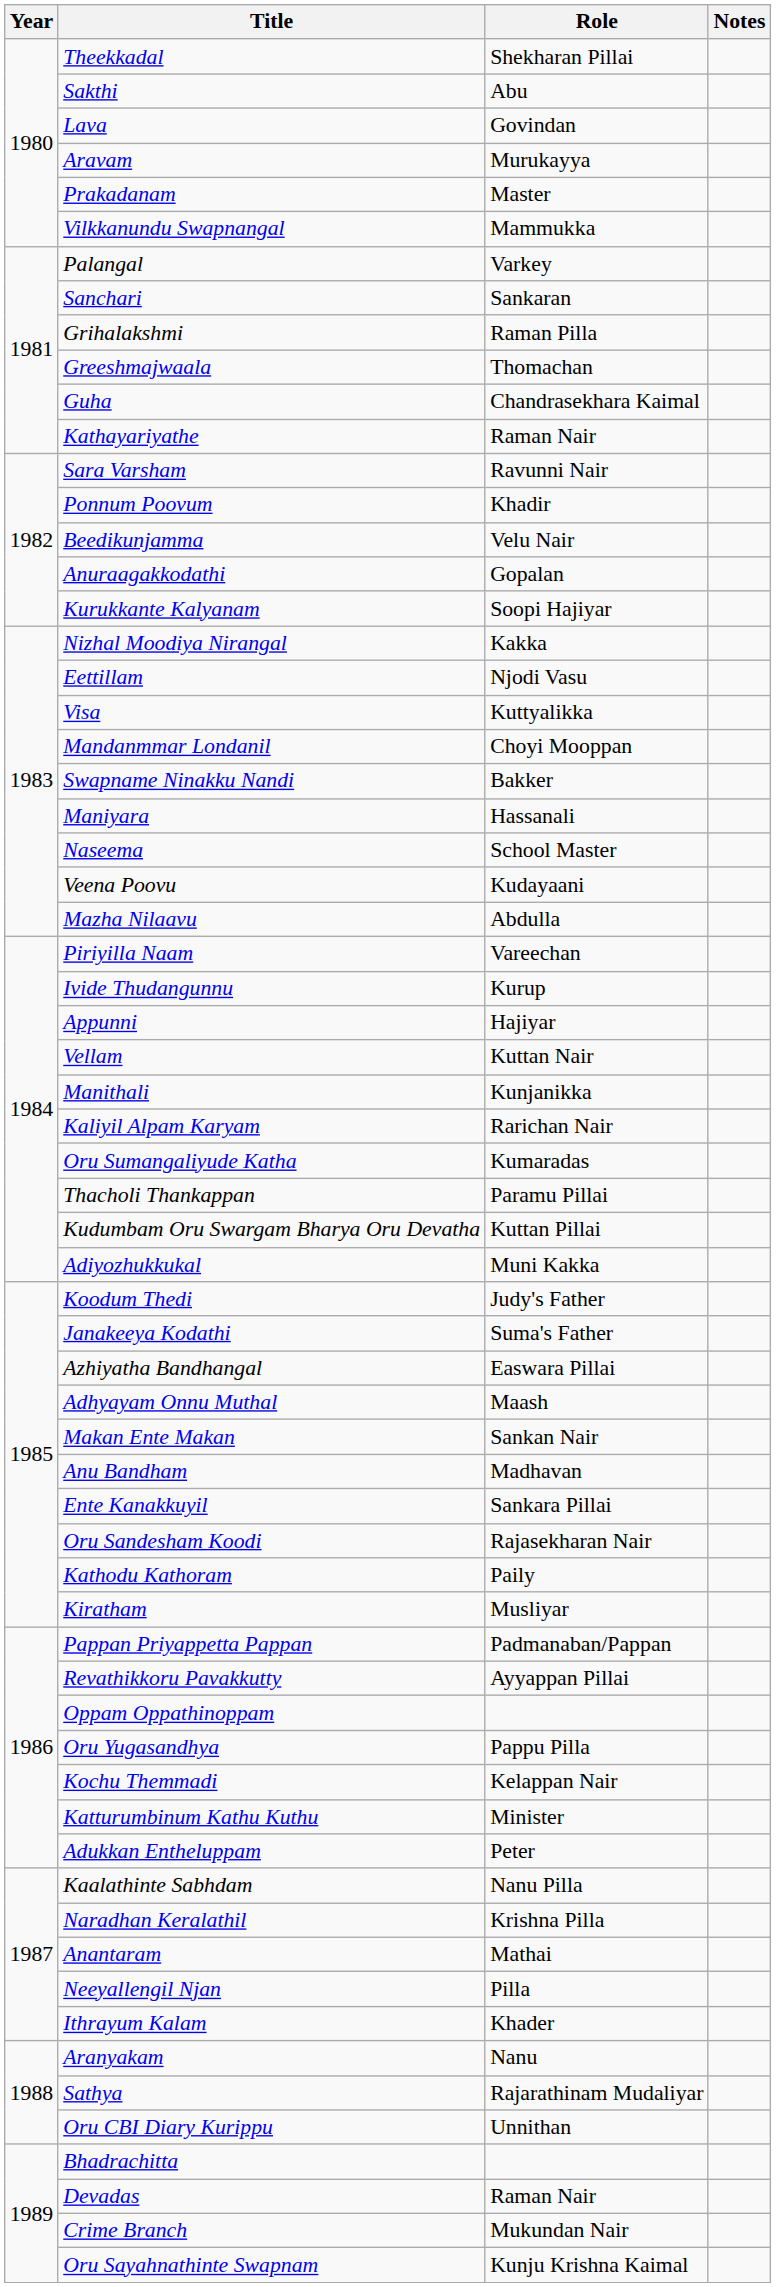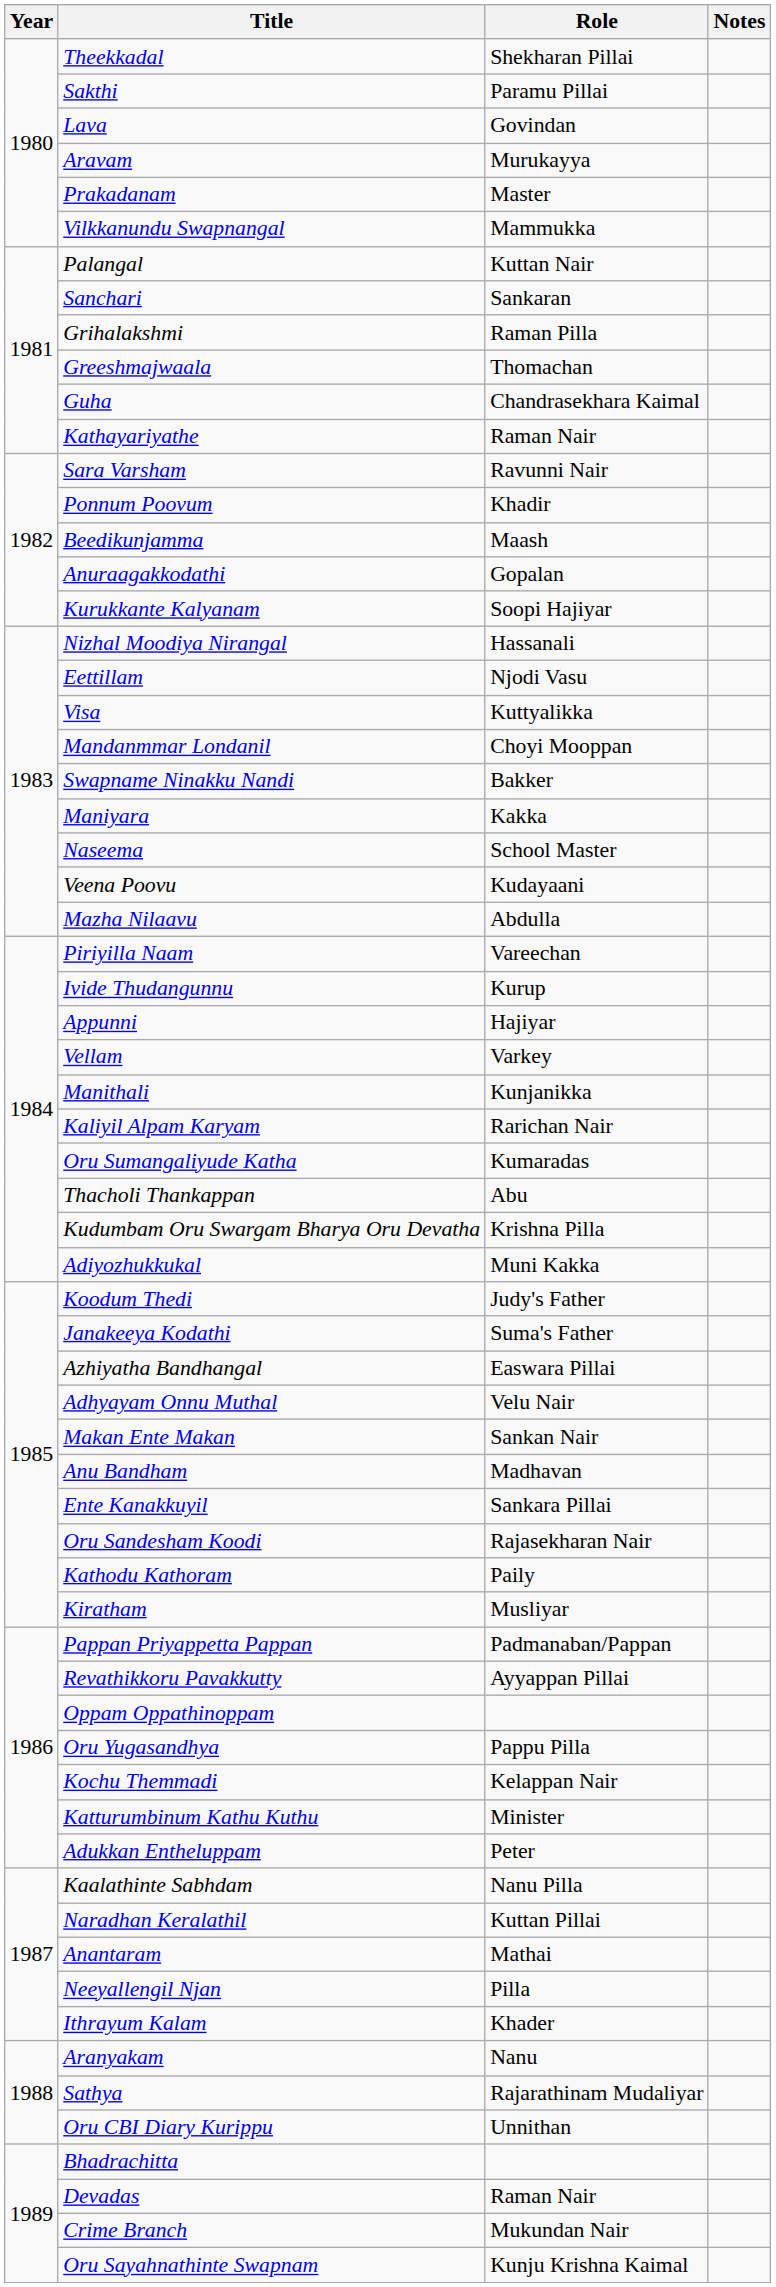(509, 90) Abu -> (549, 90) Paramu Pillai
(521, 263) Varkey -> (542, 263) Kuttan Nair
(532, 539) Velu Nair -> (519, 539) Maash
(519, 642) Kakka -> (532, 642) Hassanali
(532, 815) Hassanali -> (519, 815) Kakka
(542, 1057) Kuttan Nair -> (521, 1057) Varkey
(549, 1195) Paramu Pillai -> (509, 1195) Abu
(545, 1229) Kuttan Pillai -> (547, 1229) Krishna Pilla
(519, 1402) Maash -> (532, 1402) Velu Nair
(547, 1919) Krishna Pilla -> (545, 1919) Kuttan Pillai
